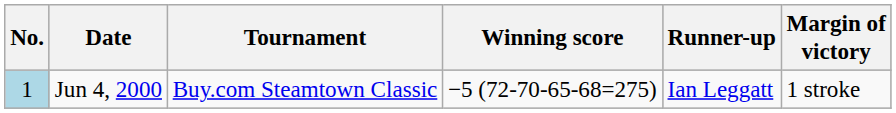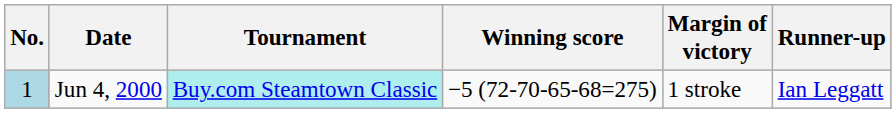columns swapped: (836, 37) <-> (722, 37)
(305, 89) no background -> (305, 89) paleturquoise background
